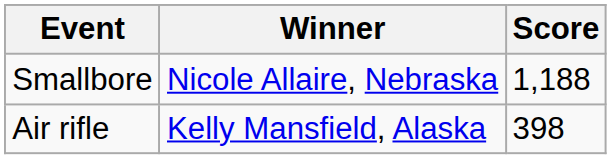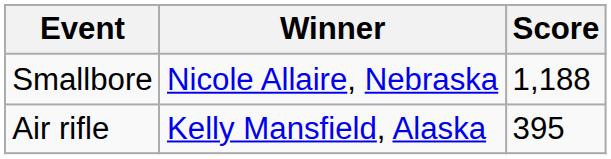(539, 128) 398 -> (539, 128) 395
